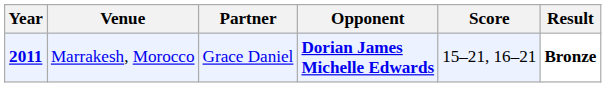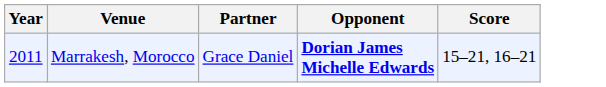- column: (570, 19)
(26, 57) bold -> (26, 57) normal
